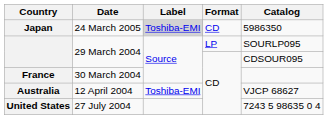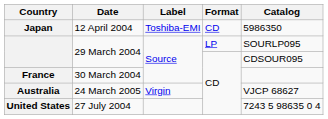(108, 28) 24 March 2005 -> (104, 28) 12 April 2004
(173, 28) lightgrey background -> (173, 28) no background
(104, 91) 12 April 2004 -> (108, 91) 24 March 2005
(173, 91) Toshiba-EMI -> (158, 91) Virgin
